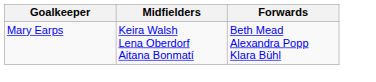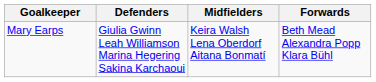+ column: (142, 13)
